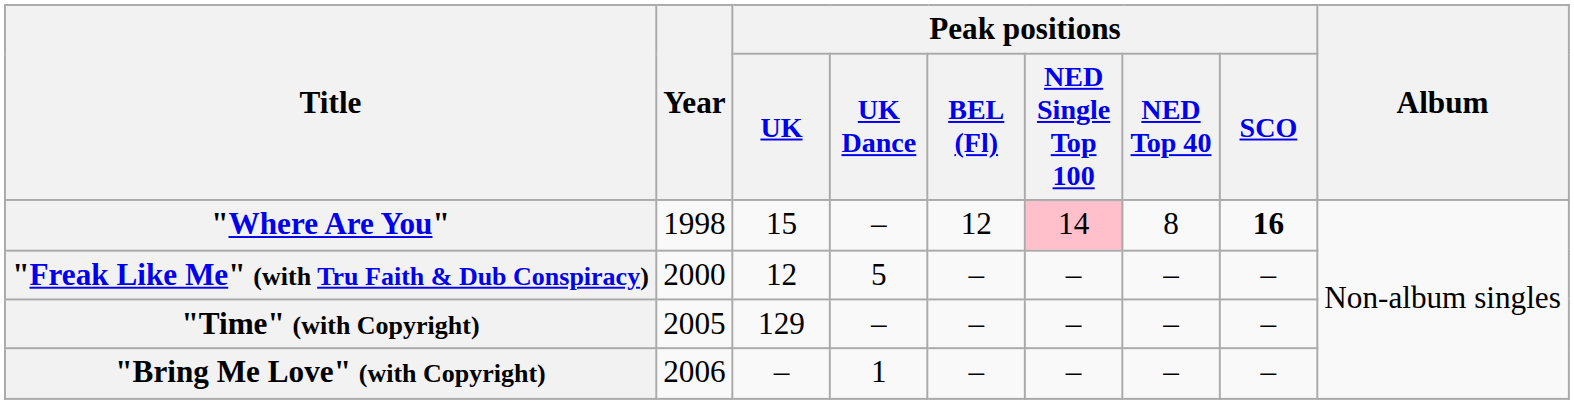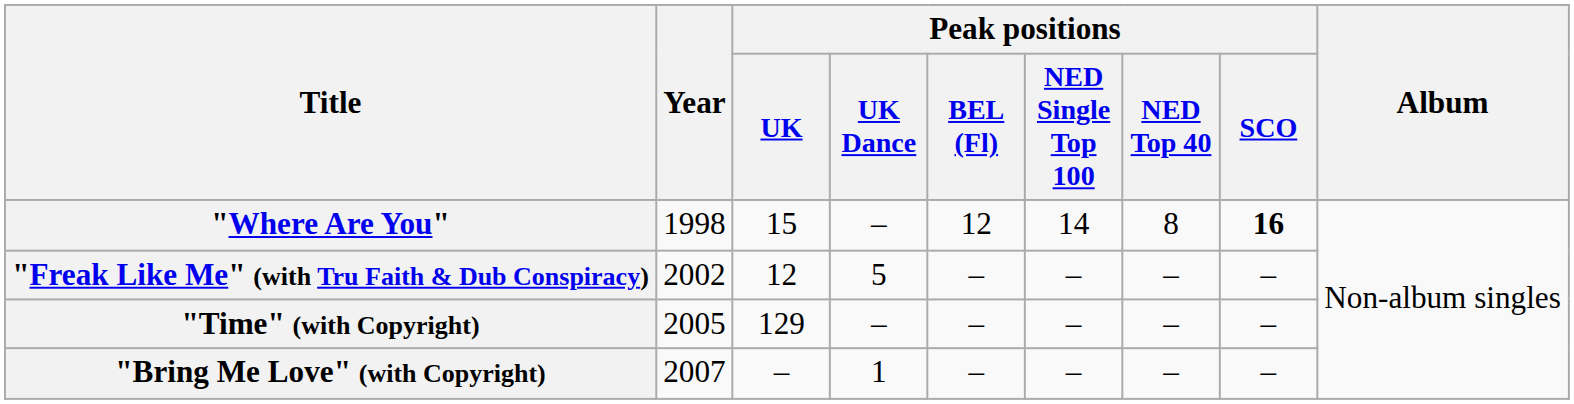(1074, 224) pink background -> (1074, 224) no background
(694, 273) 2000 -> (694, 273) 2002
(694, 372) 2006 -> (694, 372) 2007
